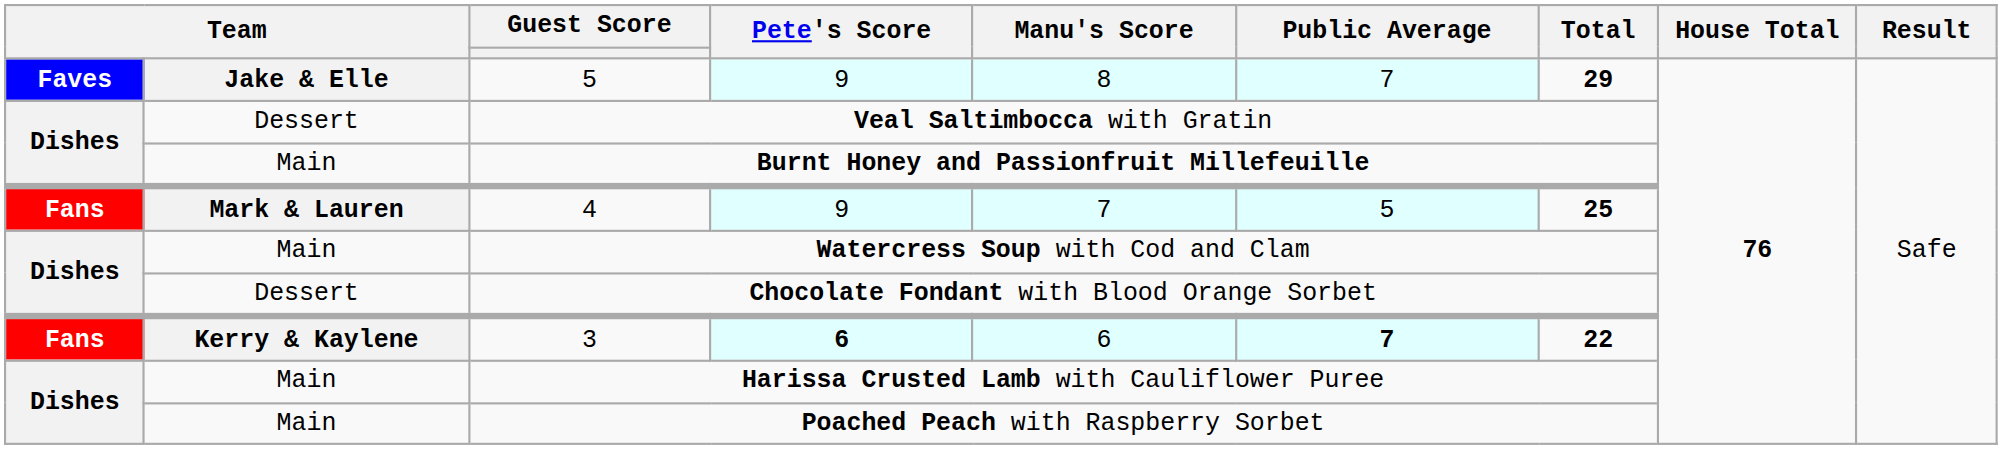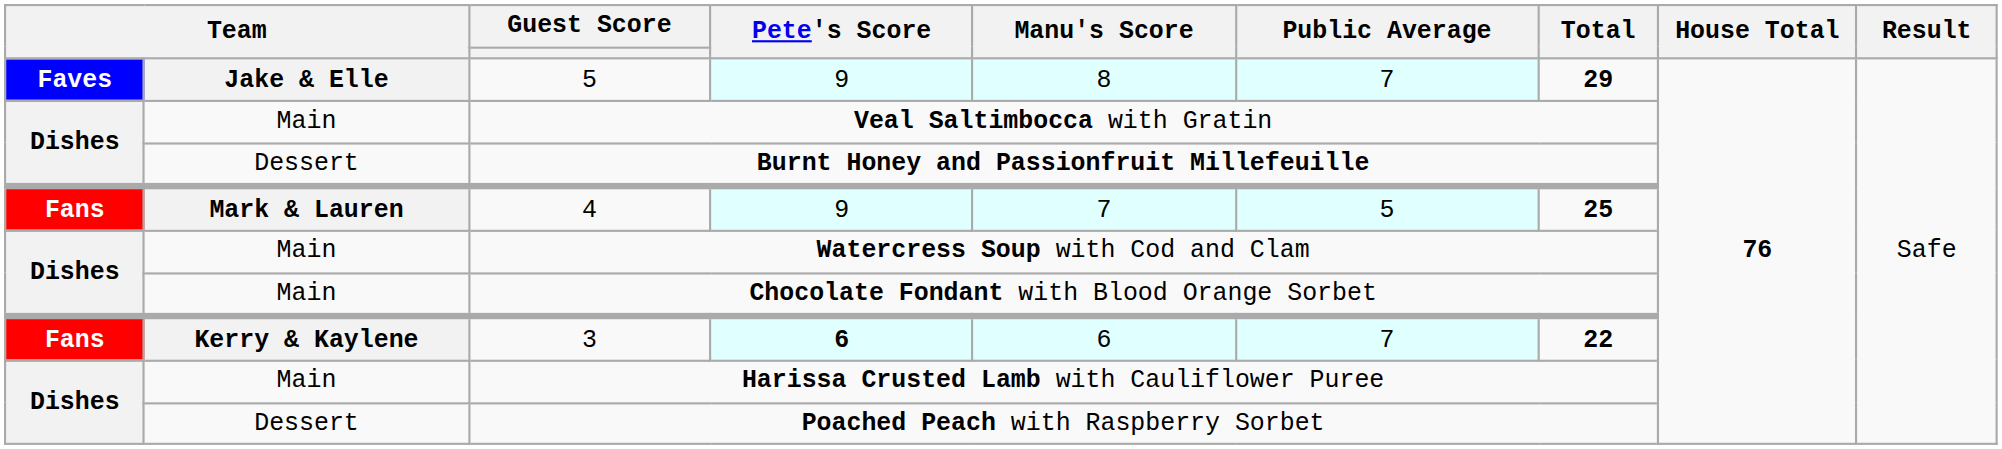(307, 121) Dessert -> (306, 121) Main
(306, 163) Main -> (307, 163) Dessert
(307, 293) Dessert -> (306, 293) Main
(1387, 339) bold -> (1387, 339) normal
(306, 423) Main -> (307, 423) Dessert
